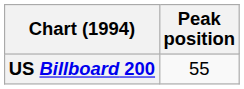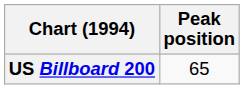(199, 68) 55 -> (199, 68) 65
